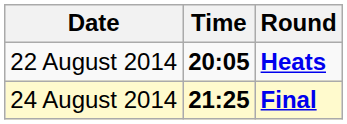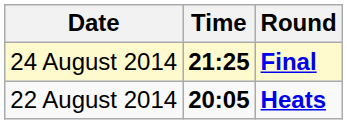rows swapped: (94, 61) <-> (94, 99)
